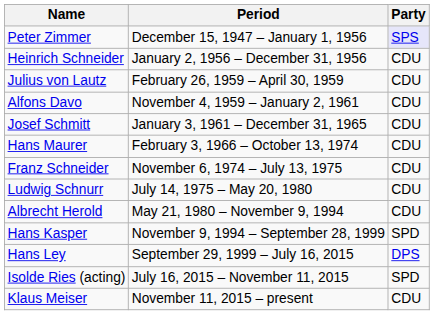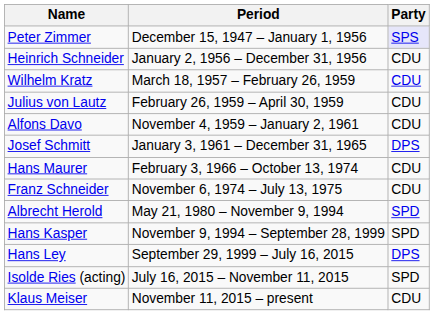+ row: (50, 80)
(406, 124) CDU -> (405, 146) DPS
- row: (55, 189)
(406, 211) CDU -> (405, 211) SPD
